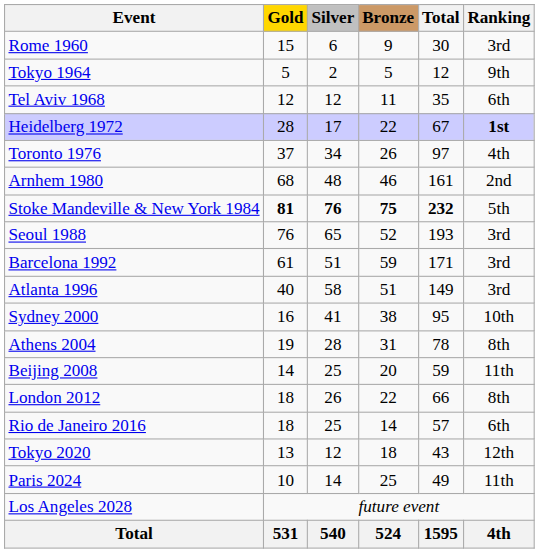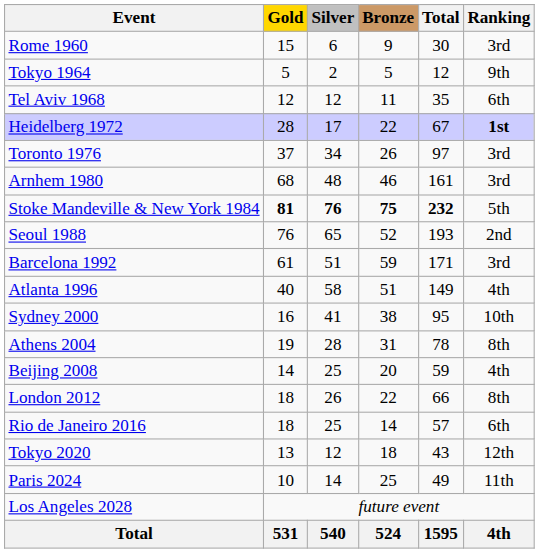(499, 153) 4th -> (499, 153) 3rd
(499, 180) 2nd -> (499, 180) 3rd
(499, 235) 3rd -> (499, 235) 2nd
(499, 289) 3rd -> (499, 289) 4th
(499, 371) 11th -> (499, 371) 4th
